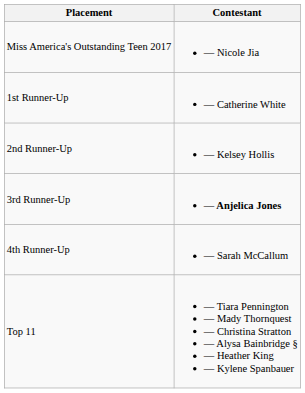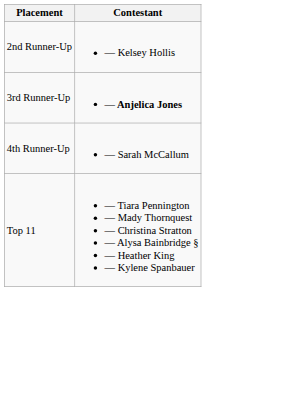- row: (89, 47)
- row: (38, 97)
